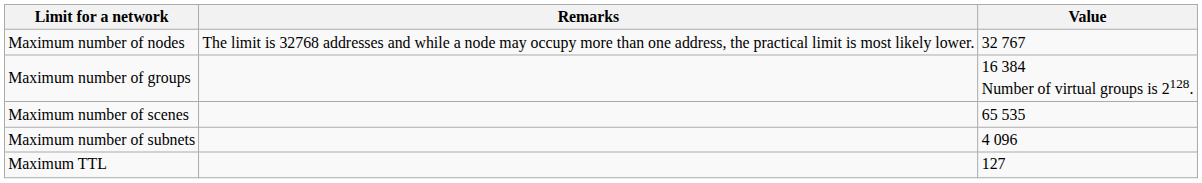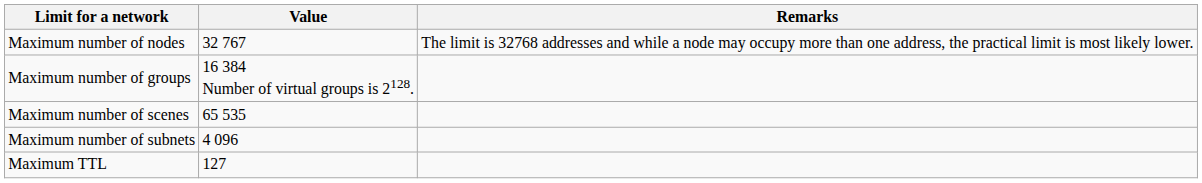columns swapped: (1088, 17) <-> (588, 17)
